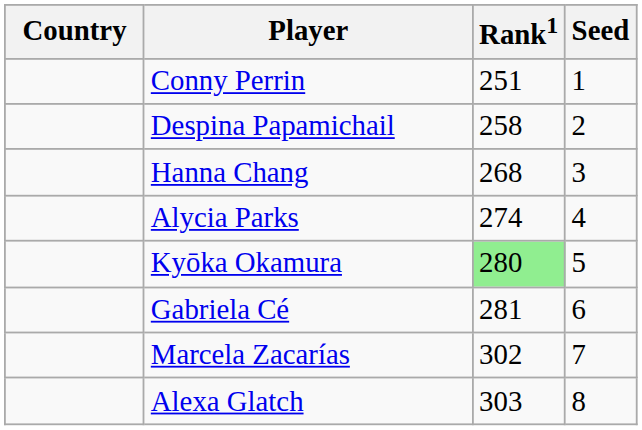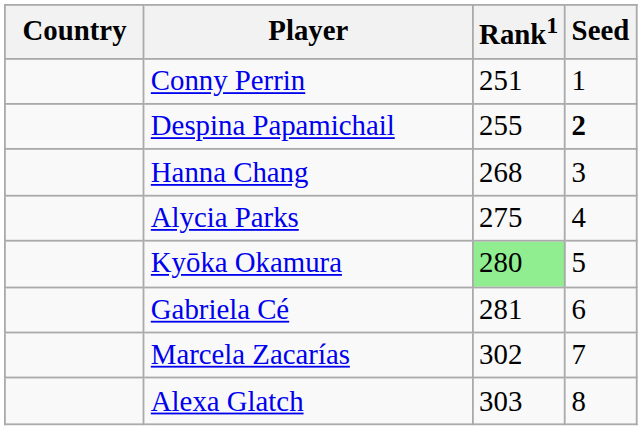(501, 126) 258 -> (501, 126) 255
(579, 126) normal -> (579, 126) bold
(501, 217) 274 -> (501, 217) 275
